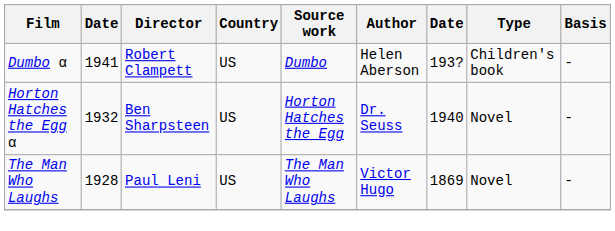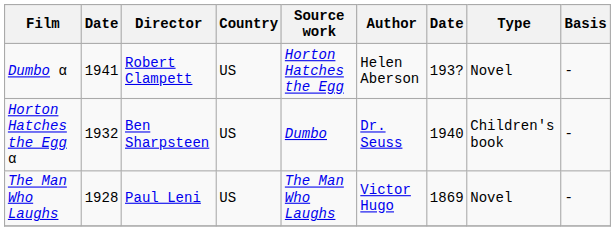(306, 63) Dumbo -> (314, 71) Horton Hatches the Egg
(512, 63) Children's book -> (491, 71) Novel
(314, 118) Horton Hatches the Egg -> (306, 135) Dumbo
(491, 118) Novel -> (512, 135) Children's book
